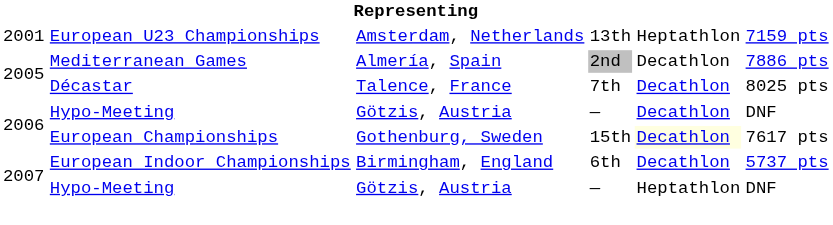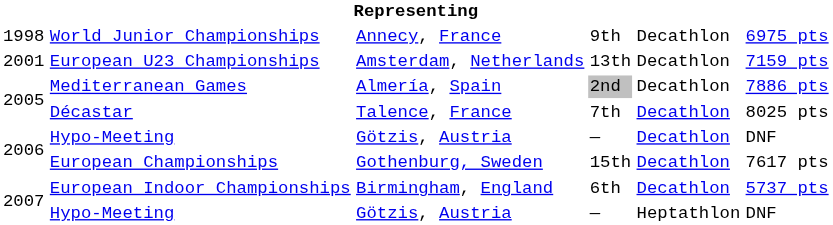+ row: (24, 36)
(688, 36) Heptathlon -> (683, 62) Decathlon
(683, 137) lightyellow background -> (683, 163) no background
